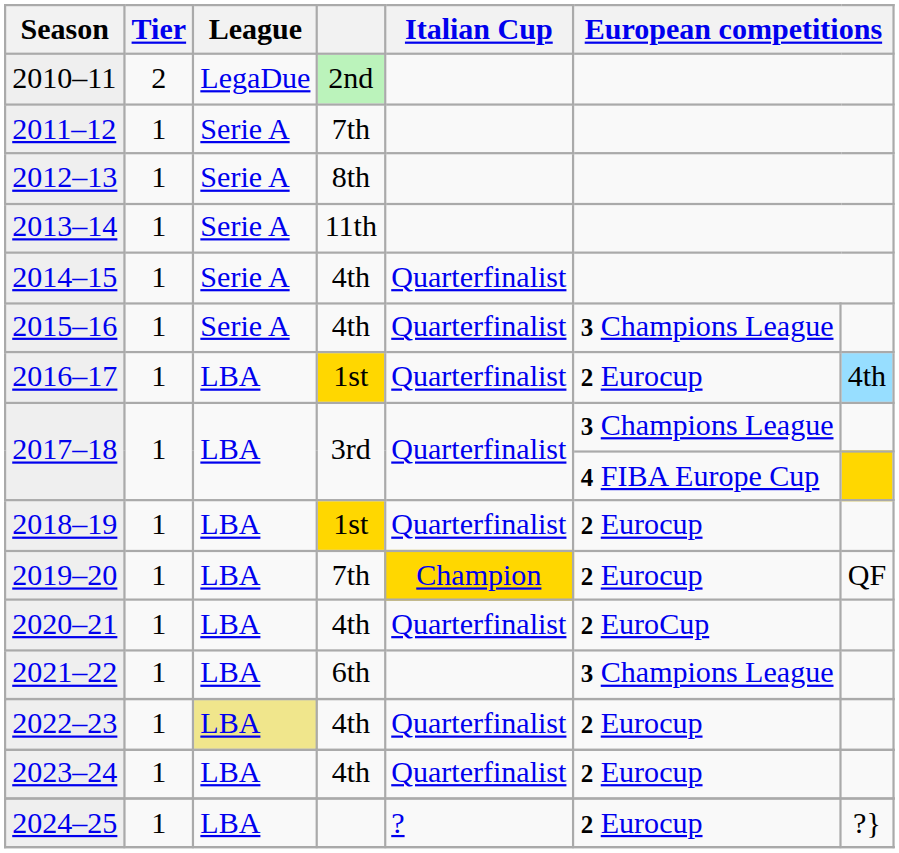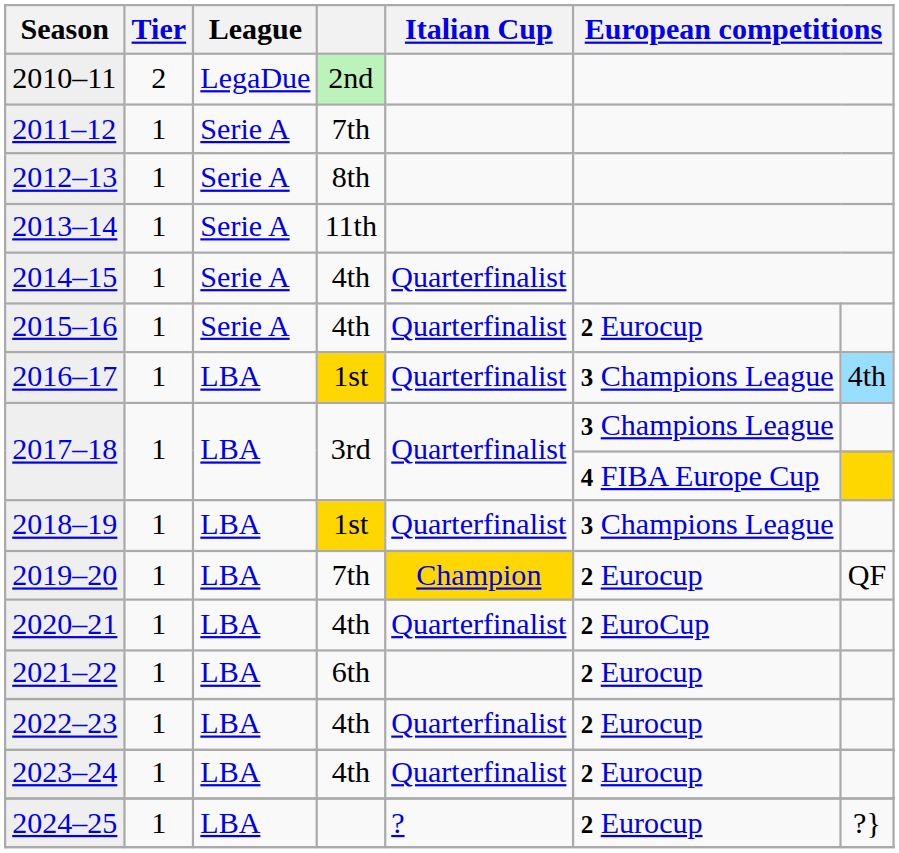(707, 326) 3 Champions League -> (642, 326) 2 Eurocup
(642, 375) 2 Eurocup -> (707, 375) 3 Champions League
(642, 524) 2 Eurocup -> (707, 524) 3 Champions League
(707, 673) 3 Champions League -> (642, 673) 2 Eurocup
(230, 723) khaki background -> (230, 723) no background
